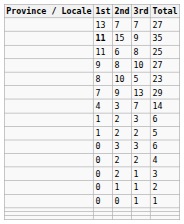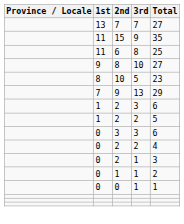(100, 38) bold -> (100, 38) normal
- row: (117, 106)
